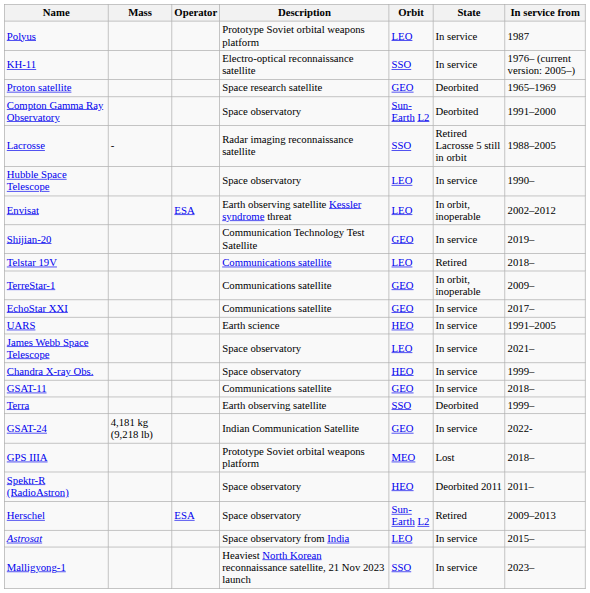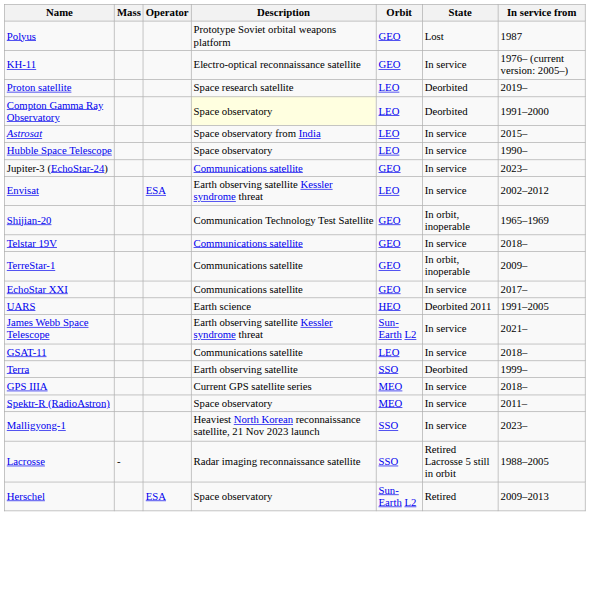(402, 36) LEO -> (390, 36) GEO
(456, 36) In service -> (434, 36) Lost
(401, 65) SSO -> (390, 65) GEO
(403, 88) GEO -> (389, 88) LEO
(532, 88) 1965–1969 -> (514, 88) 2019–
(262, 111) no background -> (233, 111) lightyellow background
(410, 111) Sun-Earth L2 -> (389, 111) LEO
rows swapped: (26, 146) <-> (24, 538)
+ row: (57, 168)
(458, 210) In orbit, inoperable -> (446, 191) In service
(456, 239) In service -> (447, 220) In orbit, inoperable
(521, 239) 2019– -> (525, 220) 1965–1969
(402, 262) LEO -> (390, 243) GEO
(451, 262) Retired -> (446, 243) In service
(456, 325) In service -> (458, 306) Deorbited 2011
(262, 348) Space observatory -> (263, 329) Earth observing satellite Kessler syndrome threat
(402, 348) LEO -> (397, 329) Sun-Earth L2
- row: (50, 371)
(403, 388) GEO -> (389, 352) LEO
- row: (27, 428)
(293, 457) Prototype Soviet orbital weapons platform -> (253, 386) Current GPS satellite series
(445, 457) Lost -> (446, 386) In service
(403, 486) HEO -> (390, 403) MEO
(469, 486) Deorbited 2011 -> (446, 403) In service
rows swapped: (26, 515) <-> (36, 567)
